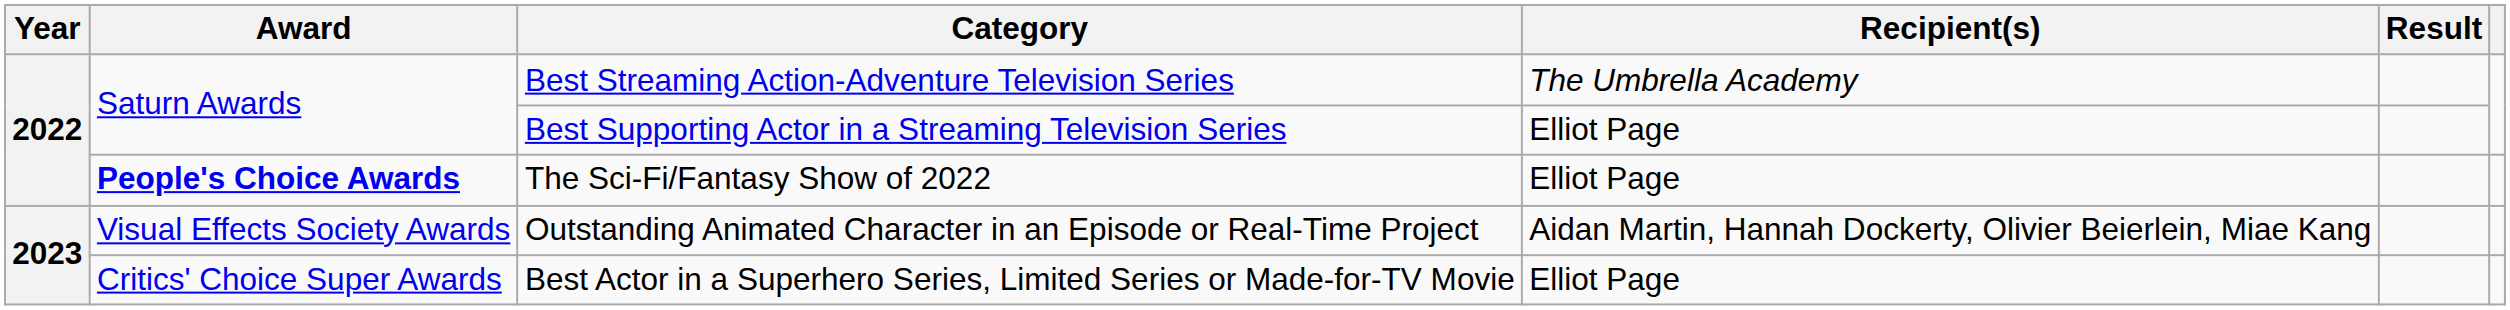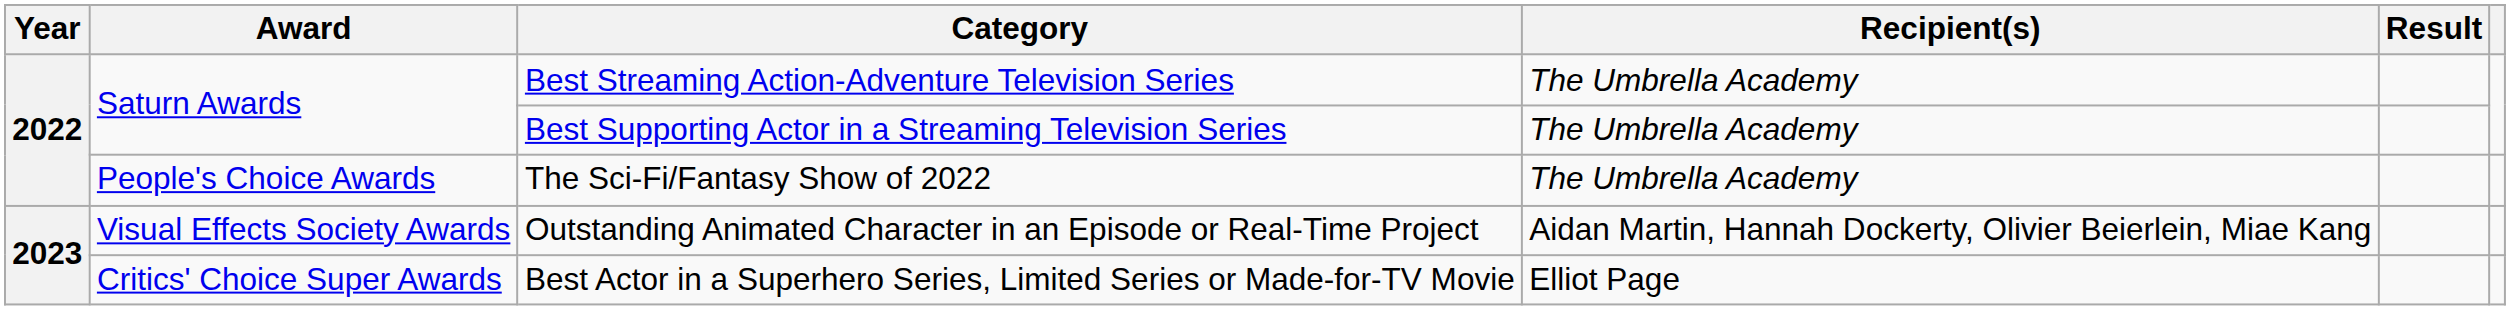(1605, 129) Elliot Page -> (1693, 129) The Umbrella Academy
(278, 179) bold -> (266, 179) normal
(1605, 179) Elliot Page -> (1693, 179) The Umbrella Academy
